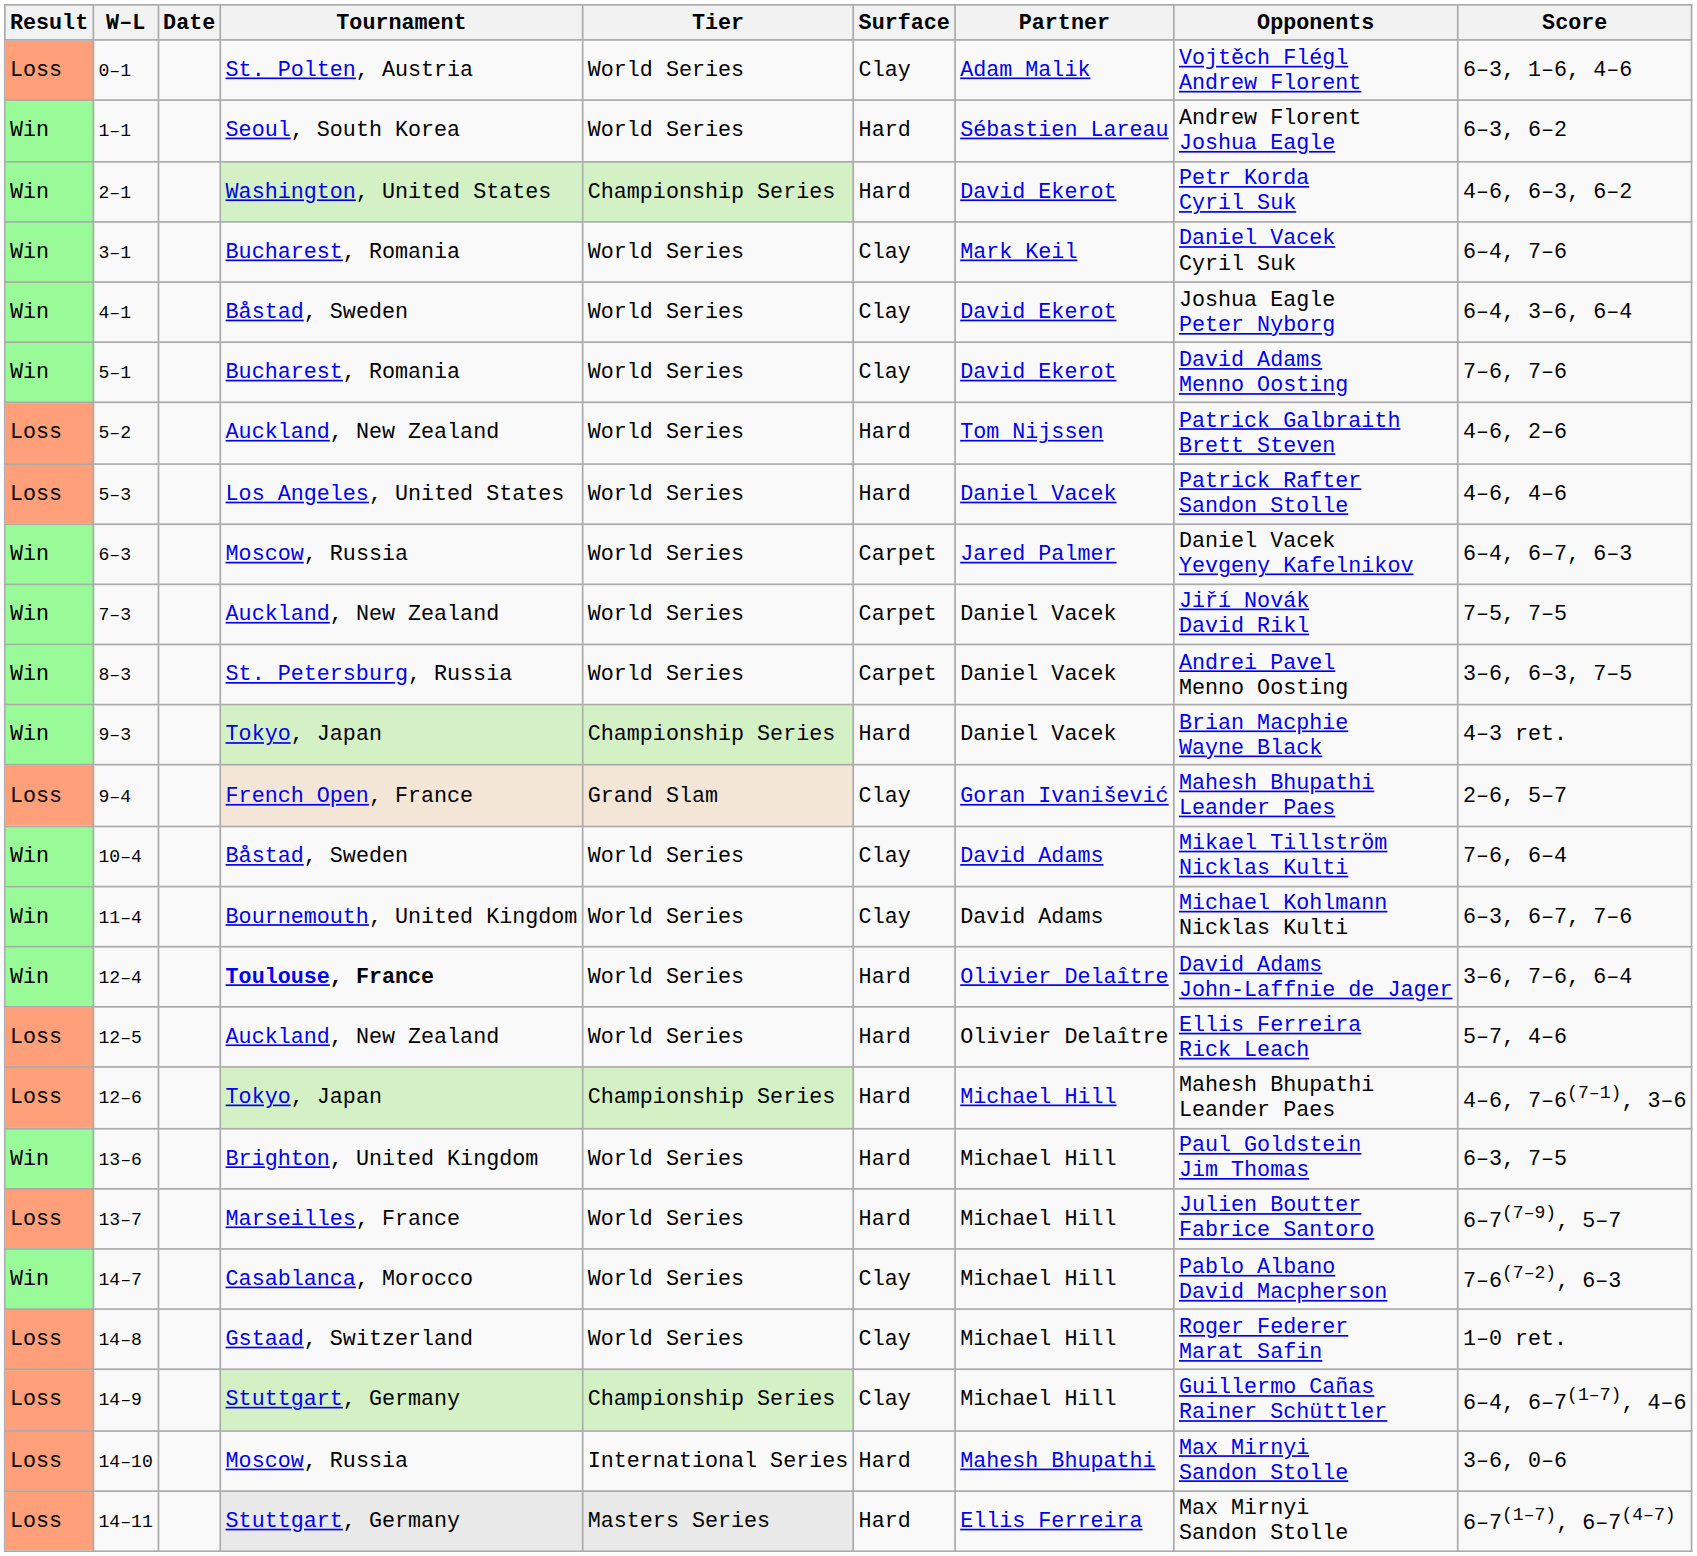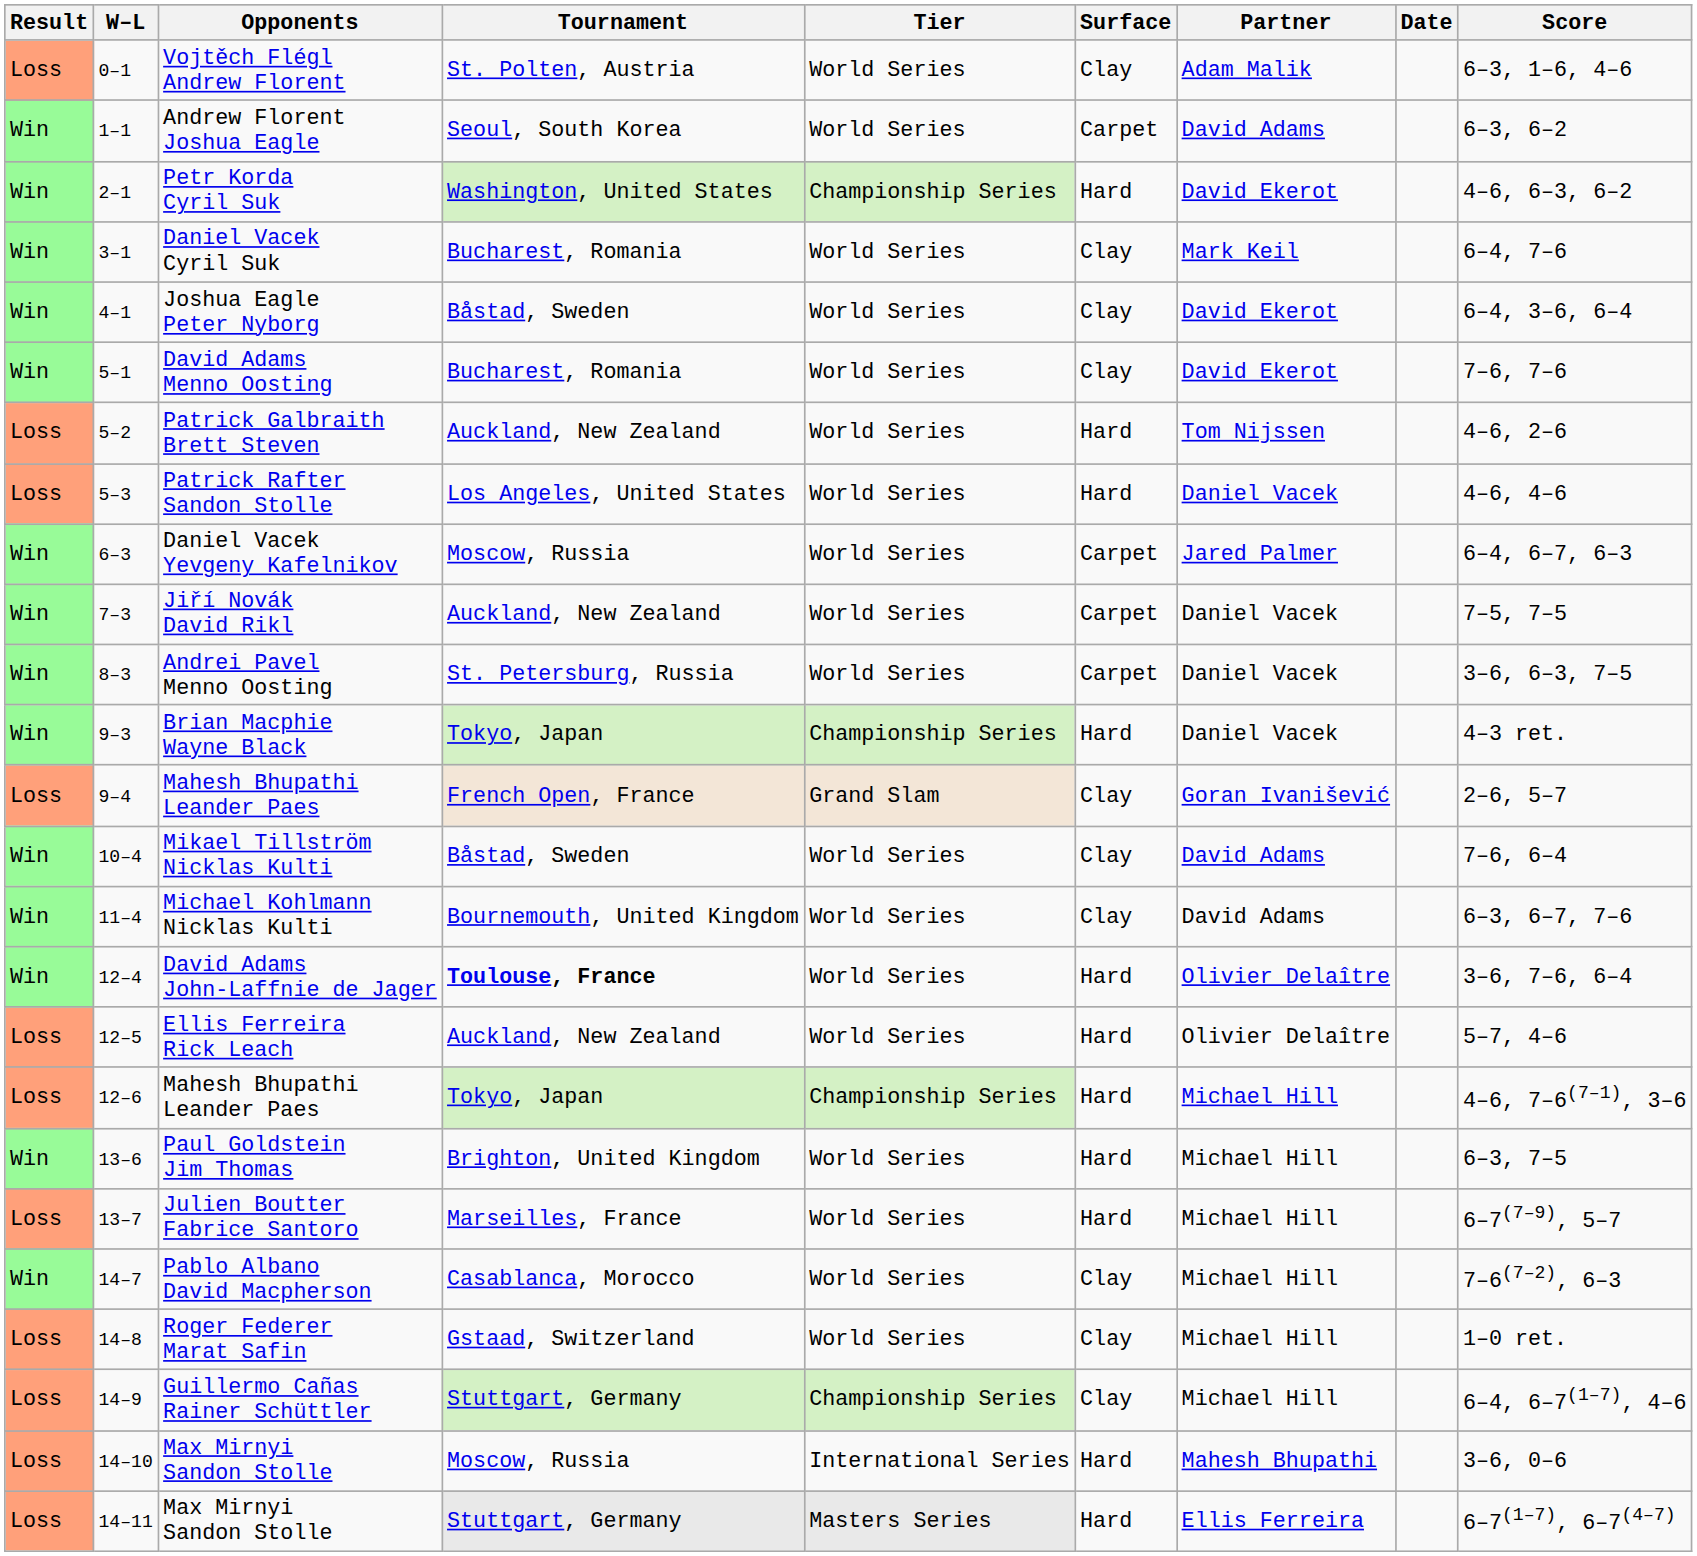columns swapped: (189, 23) <-> (1316, 23)
(885, 131) Hard -> (1119, 131) Carpet
(1064, 131) Sébastien Lareau -> (1253, 131) David Adams
